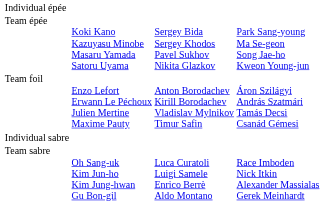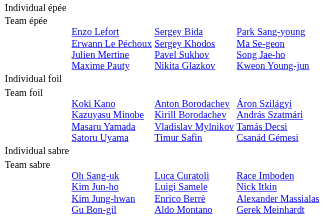(108, 49) Koki Kano Kazuyasu Minobe Masaru Yamada Satoru Uyama -> (112, 49) Enzo Lefort Erwann Le Péchoux Julien Mertine Maxime Pauty
+ row: (33, 79)
(112, 107) Enzo Lefort Erwann Le Péchoux Julien Mertine Maxime Pauty -> (108, 121) Koki Kano Kazuyasu Minobe Masaru Yamada Satoru Uyama
